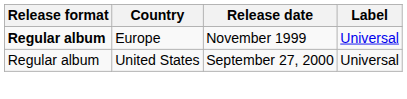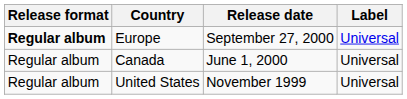(256, 37) November 1999 -> (270, 37) September 27, 2000
+ row: (140, 60)
(270, 60) September 27, 2000 -> (256, 82) November 1999
